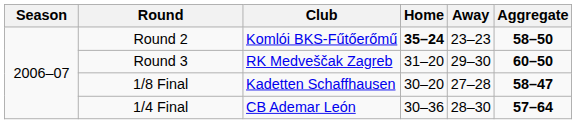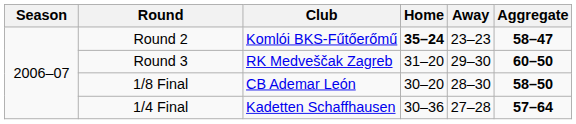(533, 38) 58–50 -> (533, 38) 58–47
(321, 84) Kadetten Schaffhausen -> (301, 84) CB Ademar León
(471, 84) 27–28 -> (471, 84) 28–30
(533, 84) 58–47 -> (533, 84) 58–50
(301, 107) CB Ademar León -> (321, 107) Kadetten Schaffhausen
(471, 107) 28–30 -> (471, 107) 27–28
